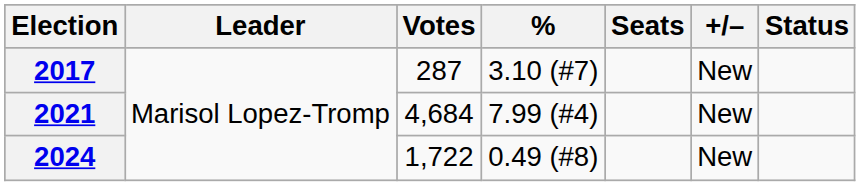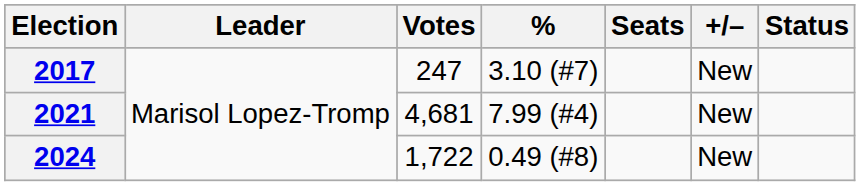(439, 69) 287 -> (439, 69) 247
(439, 113) 4,684 -> (439, 113) 4,681
